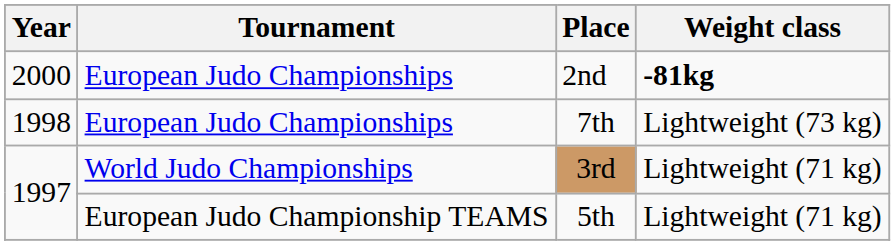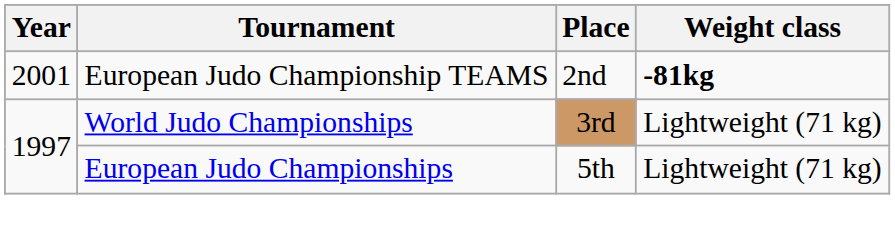(41, 74) 2000 -> (41, 74) 2001
(269, 74) European Judo Championships -> (317, 74) European Judo Championship TEAMS
- row: (596, 121)
(317, 215) European Judo Championship TEAMS -> (269, 168) European Judo Championships
